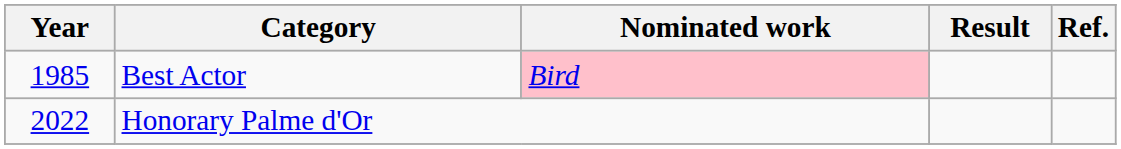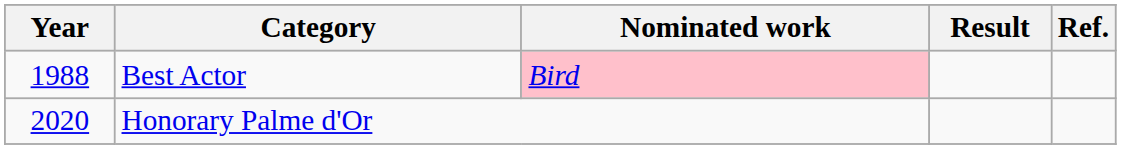(60, 74) 1985 -> (60, 74) 1988
(60, 120) 2022 -> (60, 120) 2020
